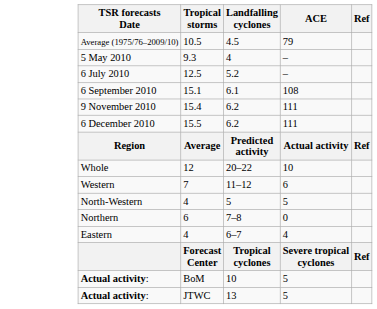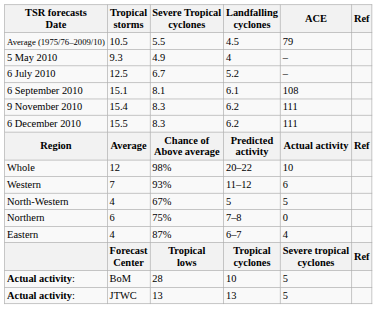+ column: (187, 18)
